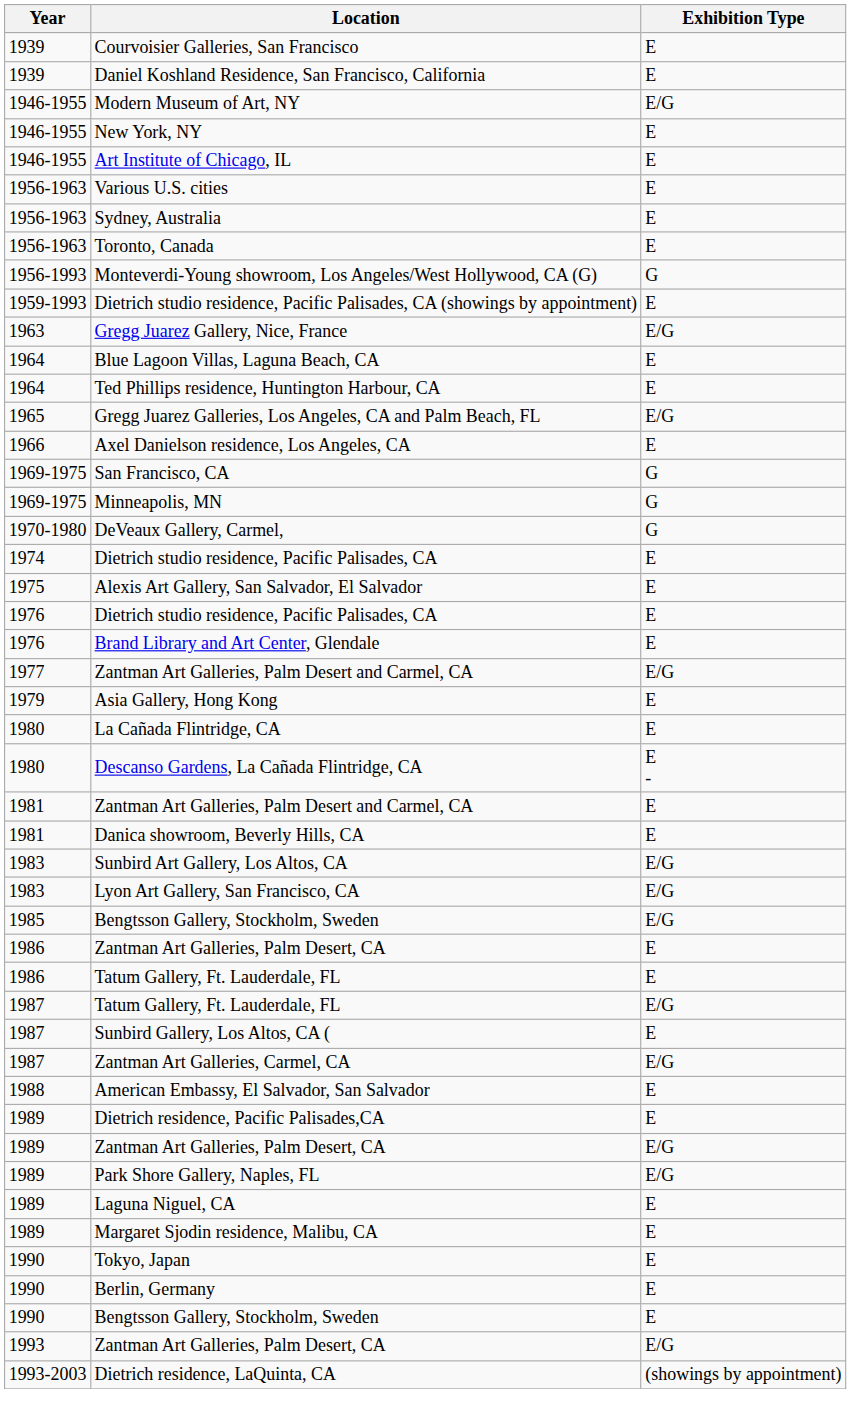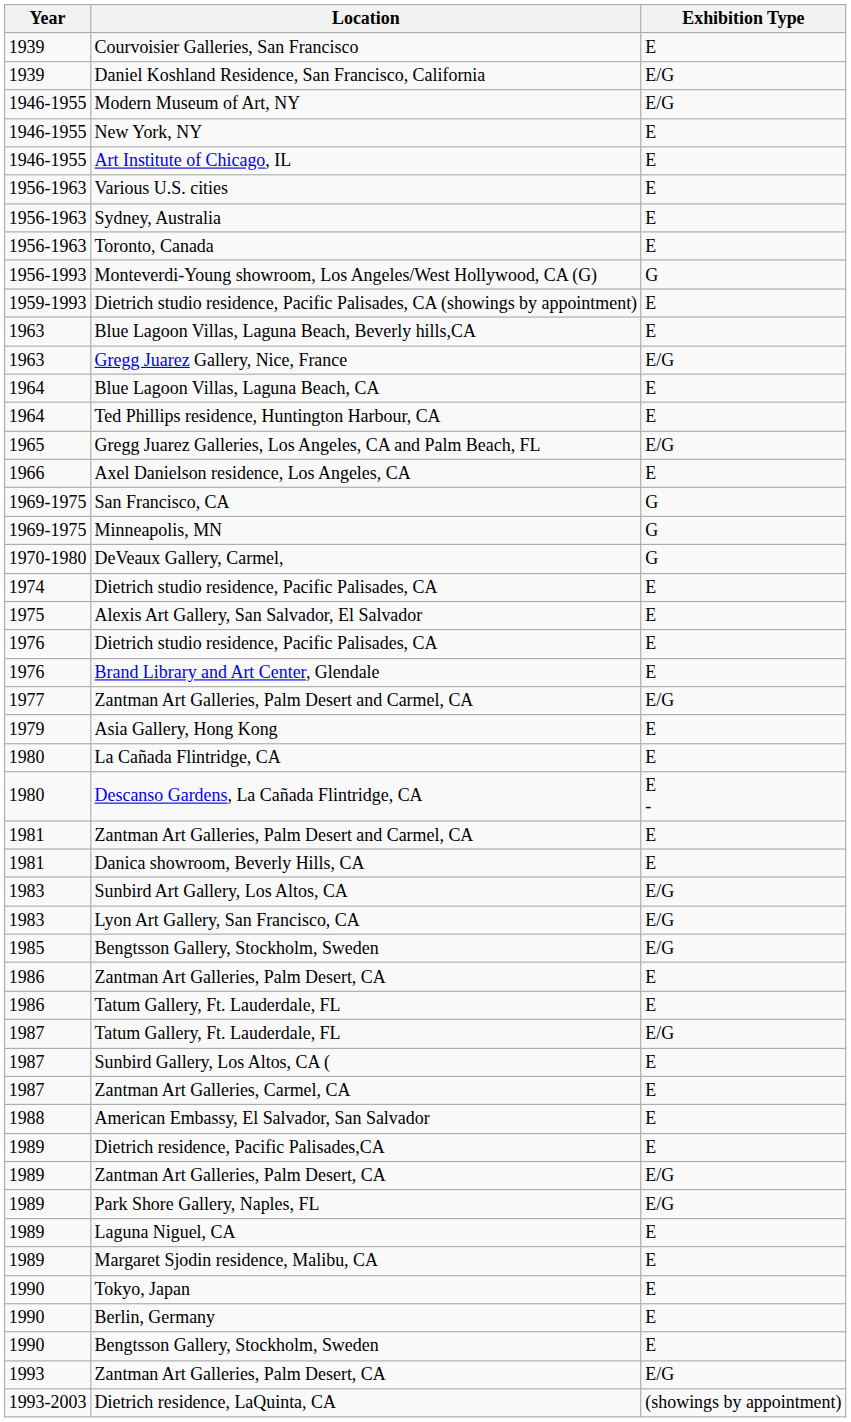(651, 75) E -> (660, 75) E/G
+ row: (27, 331)
(660, 1061) E/G -> (651, 1090) E
